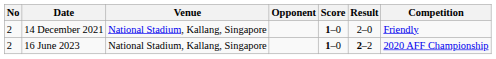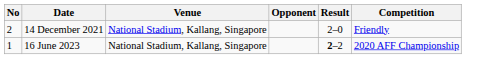- column: (333, 12)
(9, 45) 2 -> (9, 45) 1
